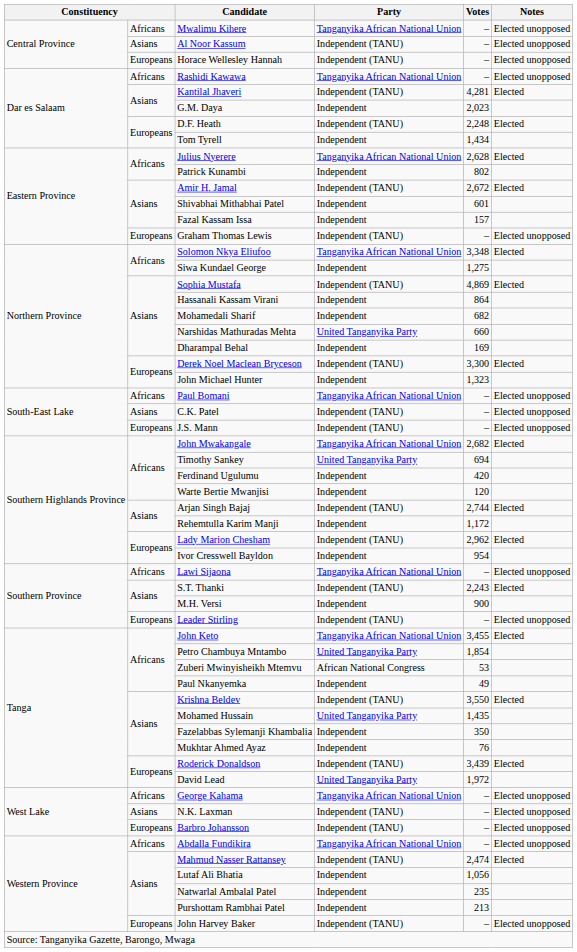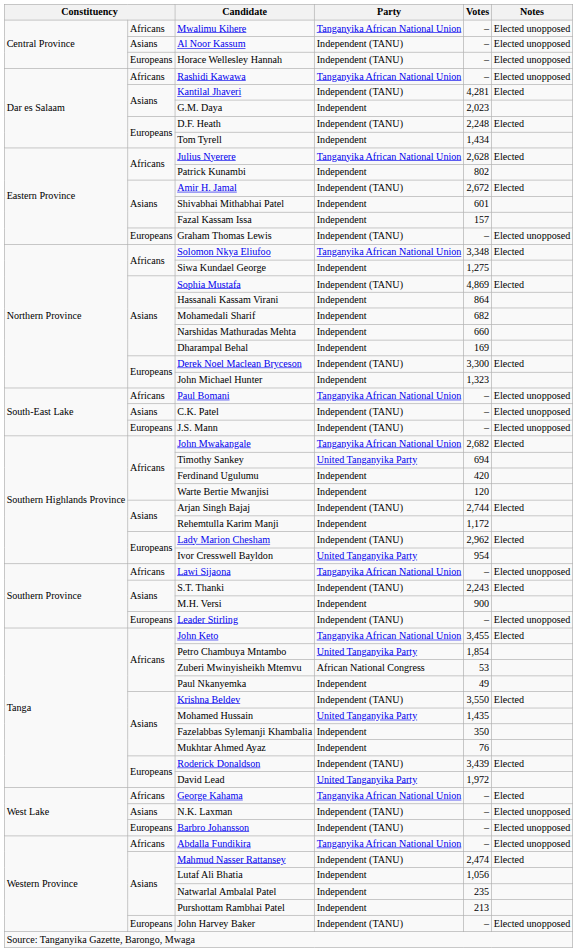(367, 332) United Tanganyika Party -> (342, 332) Independent
(342, 556) Independent -> (367, 556) United Tanganyika Party
(532, 795) Elected unopposed -> (509, 795) Elected
